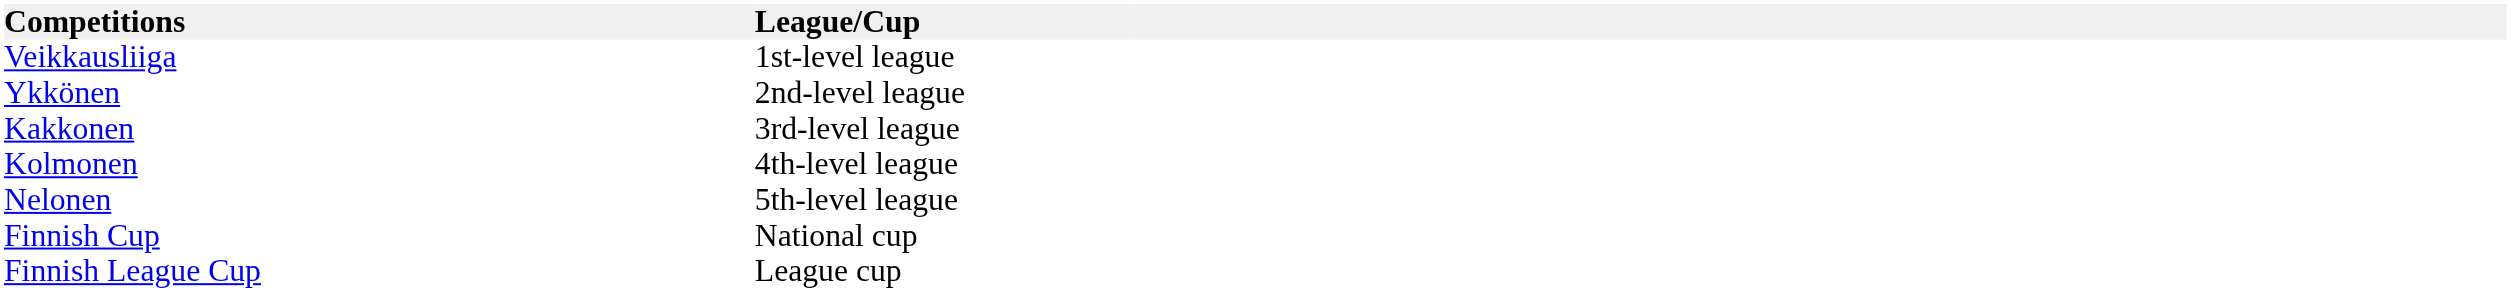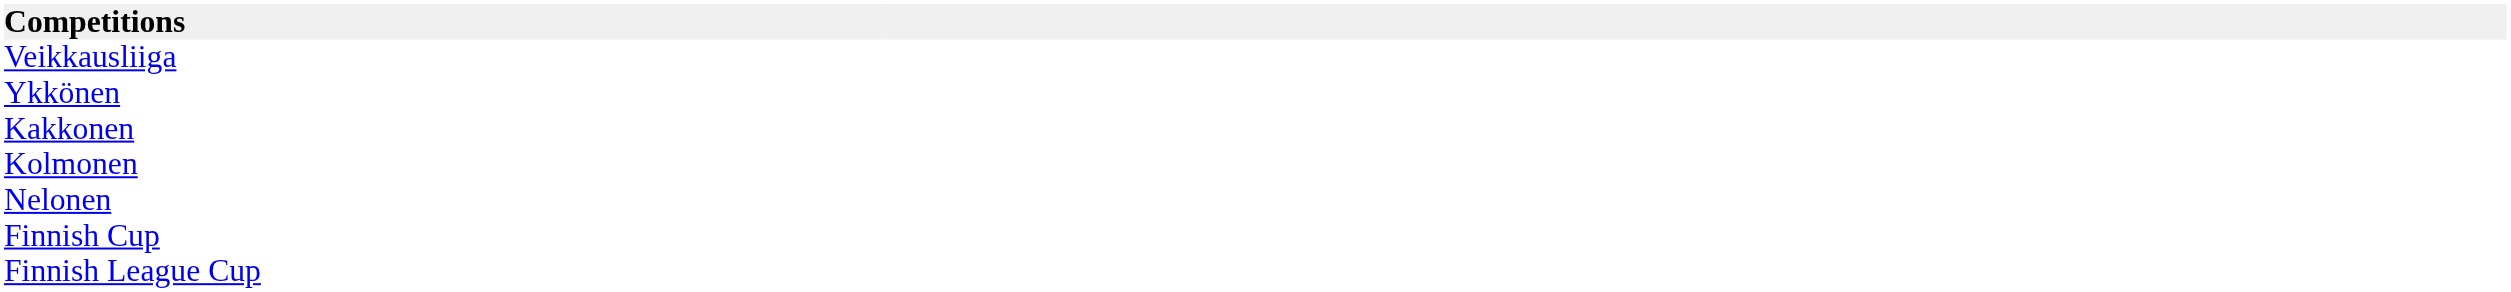- column: (838, 21)
